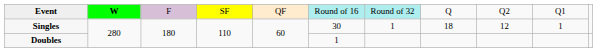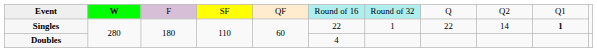(337, 26) 30 -> (337, 26) 22
(448, 26) 18 -> (448, 26) 22
(504, 26) 12 -> (504, 26) 14
(560, 26) normal -> (560, 26) bold
(337, 41) 1 -> (337, 41) 4
